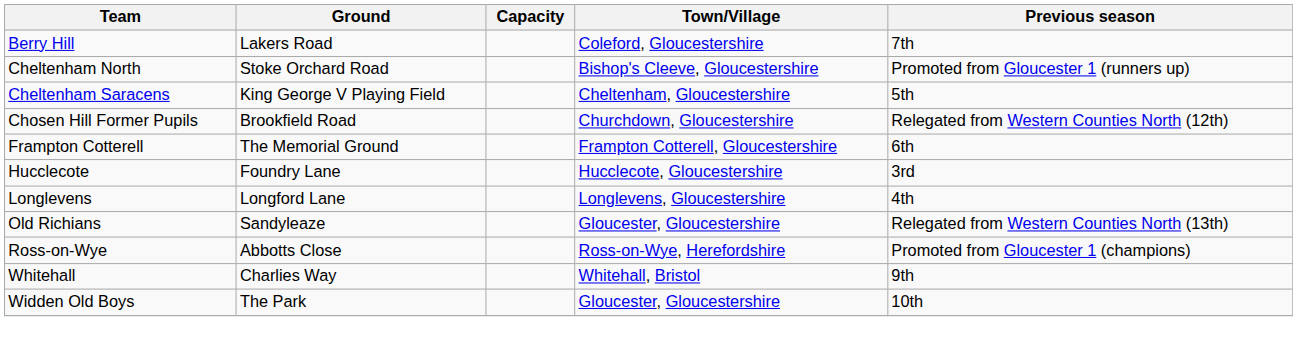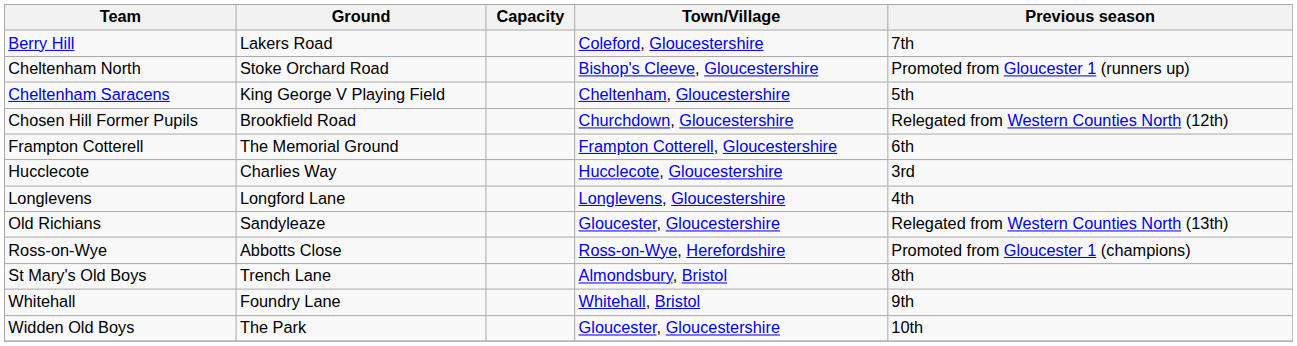(290, 172) Foundry Lane -> (288, 172) Charlies Way
+ row: (77, 276)
(288, 276) Charlies Way -> (290, 302) Foundry Lane
